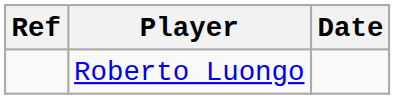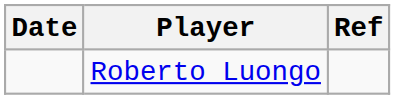columns swapped: (350, 27) <-> (36, 27)
